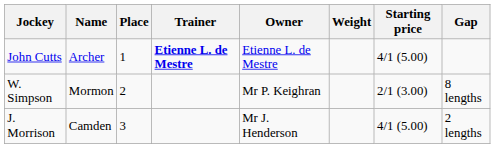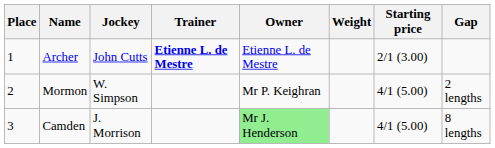columns swapped: (134, 21) <-> (35, 21)
(402, 56) 4/1 (5.00) -> (402, 56) 2/1 (3.00)
(402, 91) 2/1 (3.00) -> (402, 91) 4/1 (5.00)
(463, 91) 8 lengths -> (463, 91) 2 lengths
(270, 125) no background -> (270, 125) lightgreen background
(463, 125) 2 lengths -> (463, 125) 8 lengths
